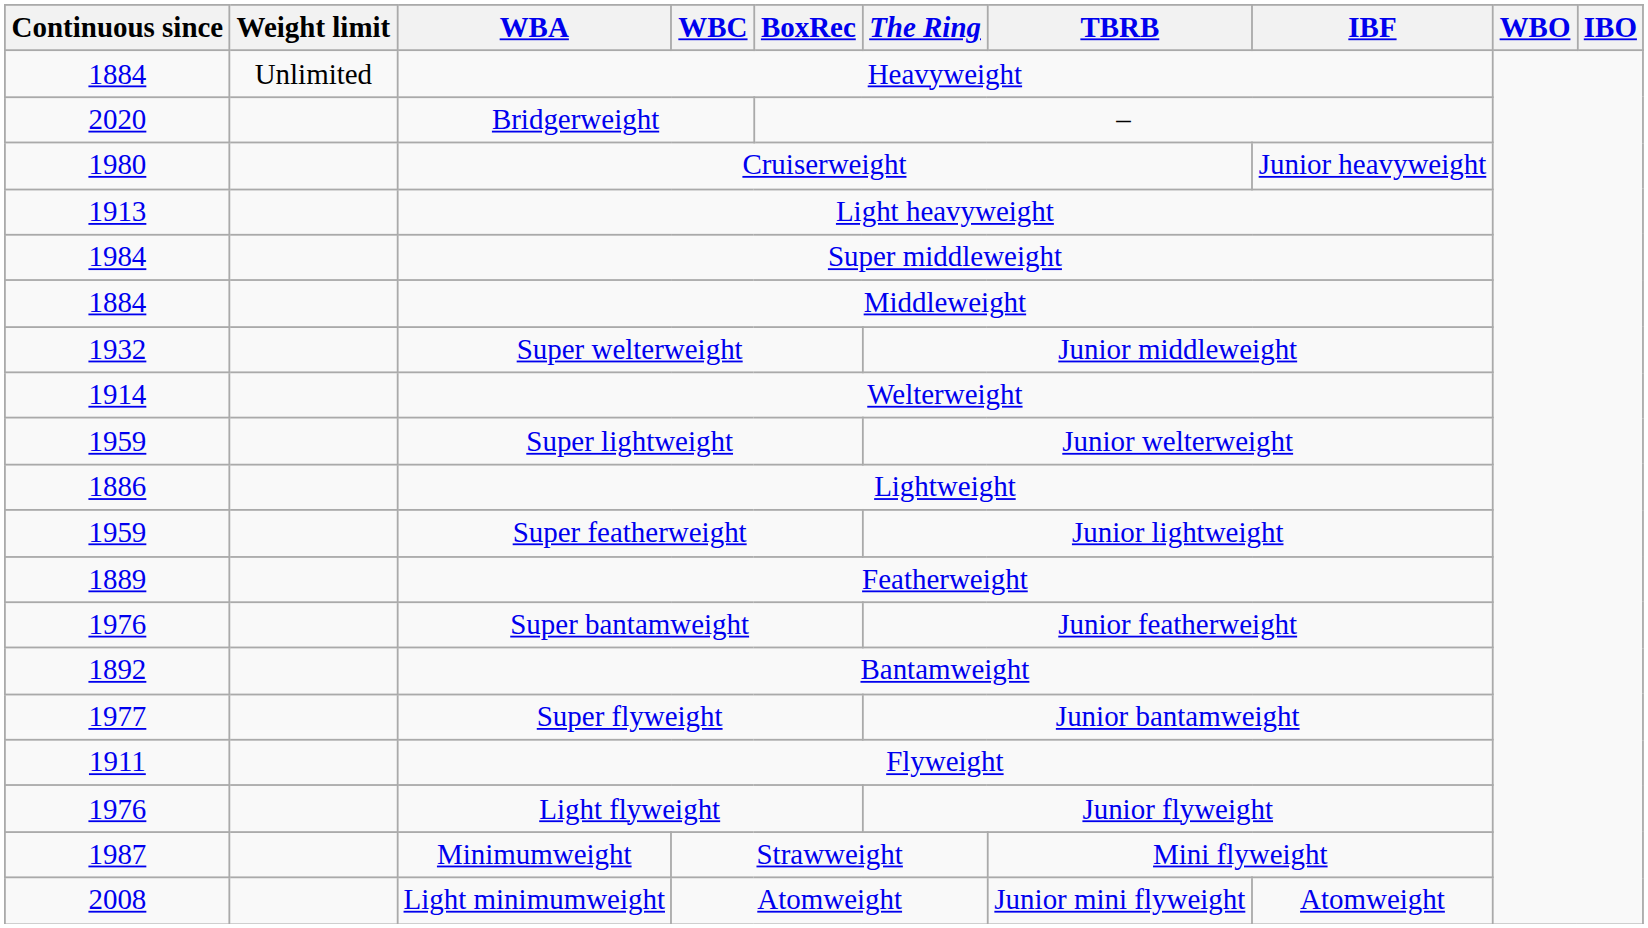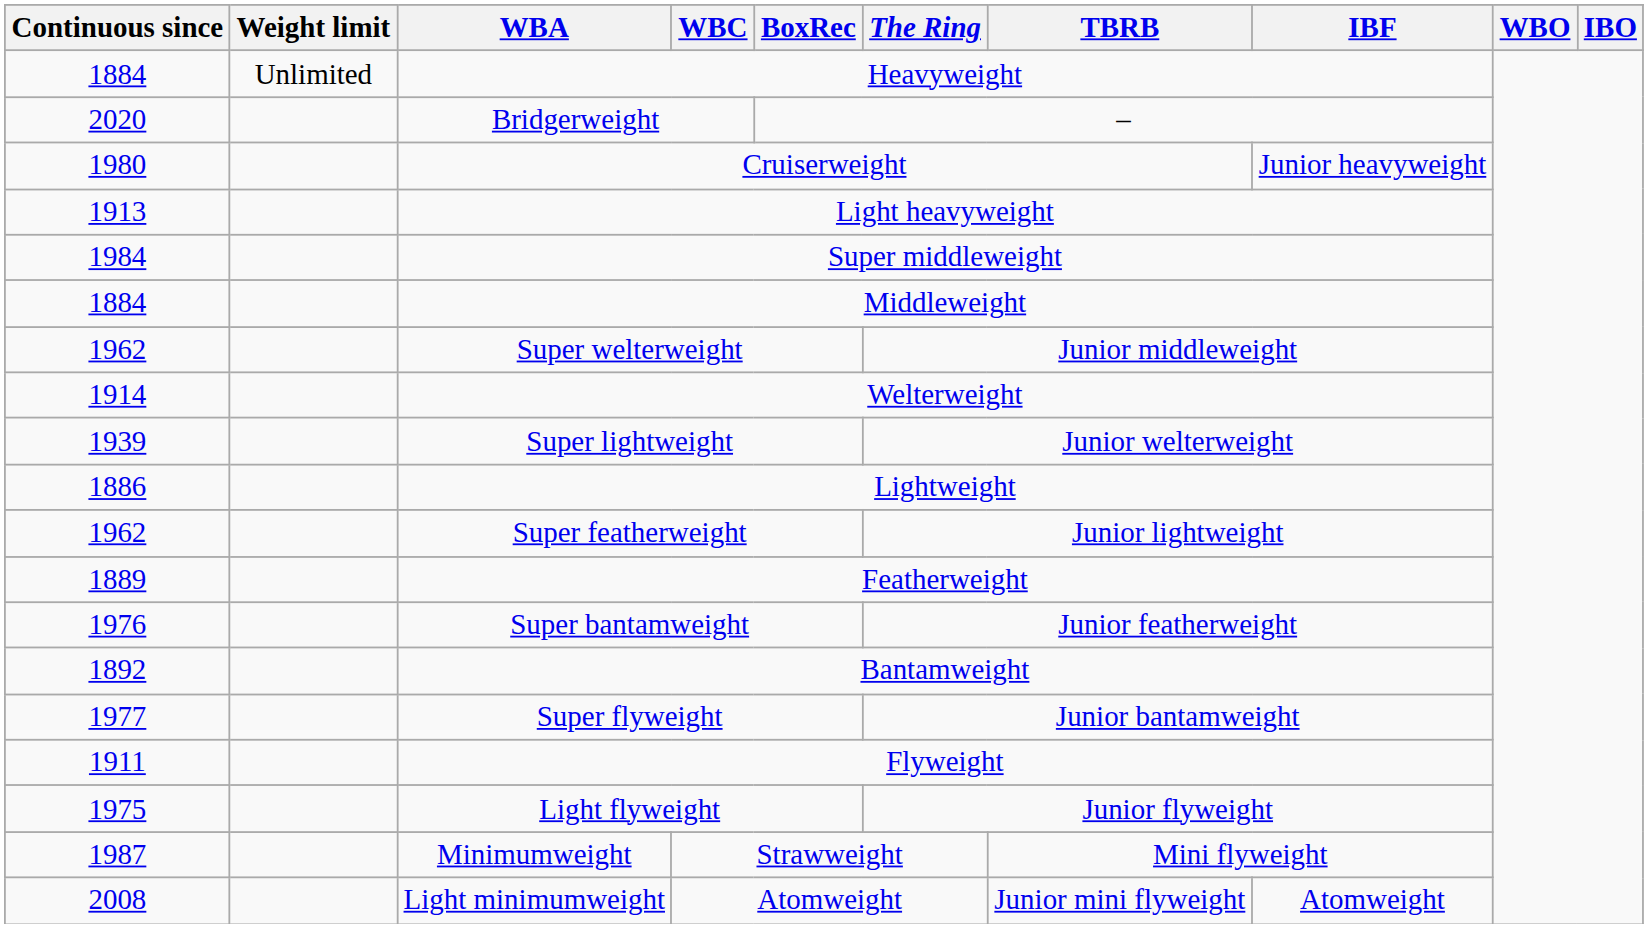(117, 348) 1932 -> (117, 348) 1962
(117, 440) 1959 -> (117, 440) 1939
(117, 532) 1959 -> (117, 532) 1962
(117, 808) 1976 -> (117, 808) 1975
